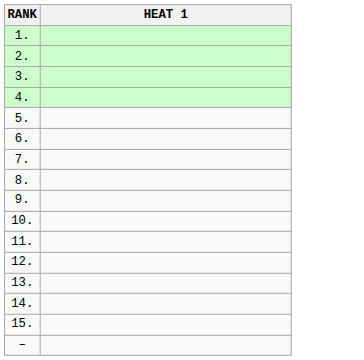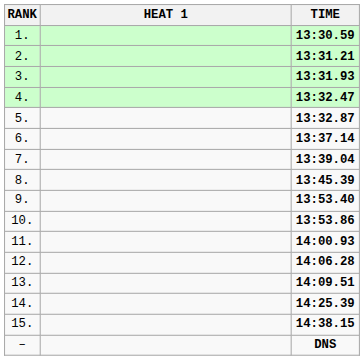+ column: (325, 15)
